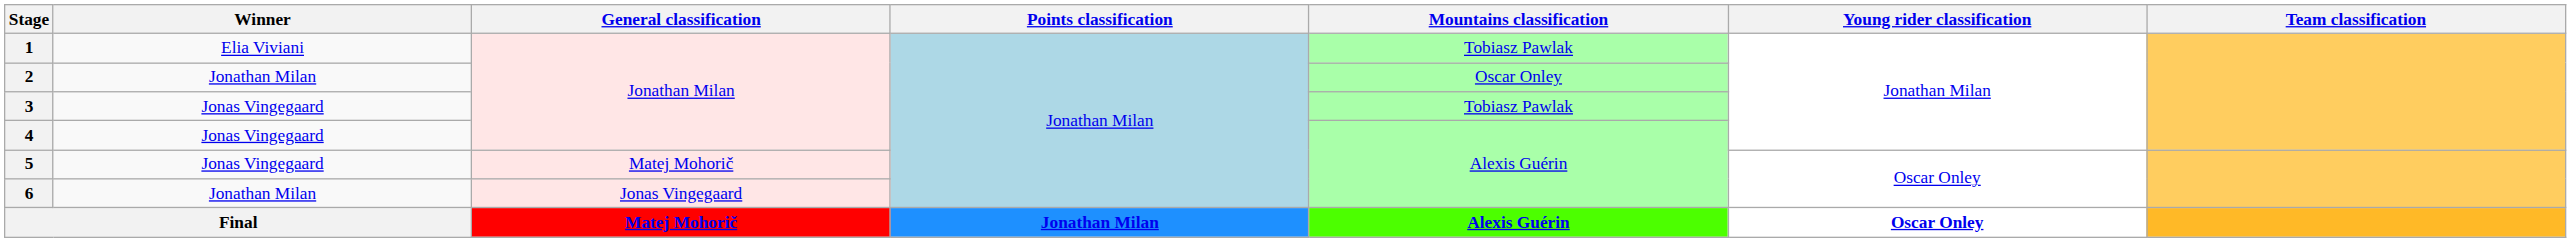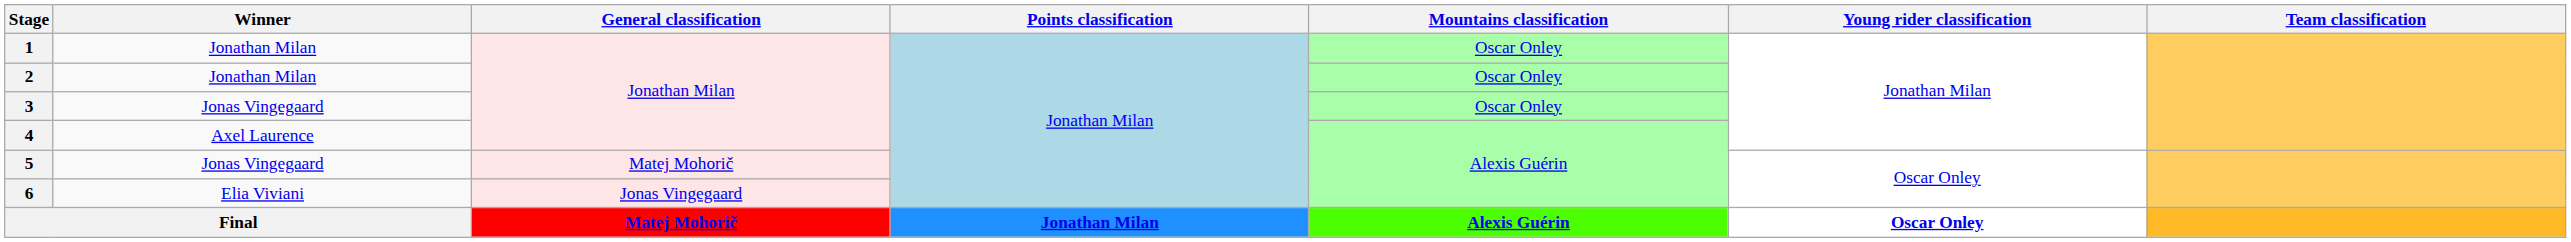(263, 48) Elia Viviani -> (263, 48) Jonathan Milan
(1518, 48) Tobiasz Pawlak -> (1518, 48) Oscar Onley
(1518, 106) Tobiasz Pawlak -> (1518, 106) Oscar Onley
(263, 135) Jonas Vingegaard -> (263, 135) Axel Laurence
(263, 193) Jonathan Milan -> (263, 193) Elia Viviani
